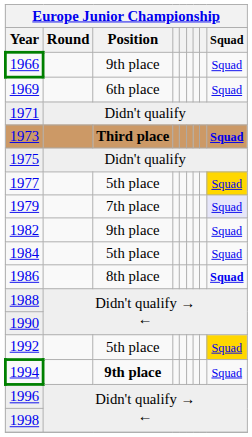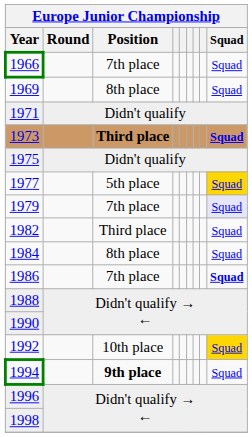(133, 64) 9th place -> (133, 64) 7th place
(133, 89) 6th place -> (133, 89) 8th place
(133, 229) 9th place -> (133, 229) Third place
(133, 253) 5th place -> (133, 253) 8th place
(133, 276) 8th place -> (133, 276) 7th place
(133, 347) 5th place -> (133, 347) 10th place
